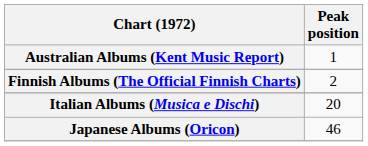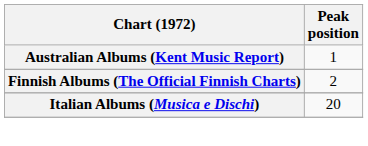- row: (154, 128)
